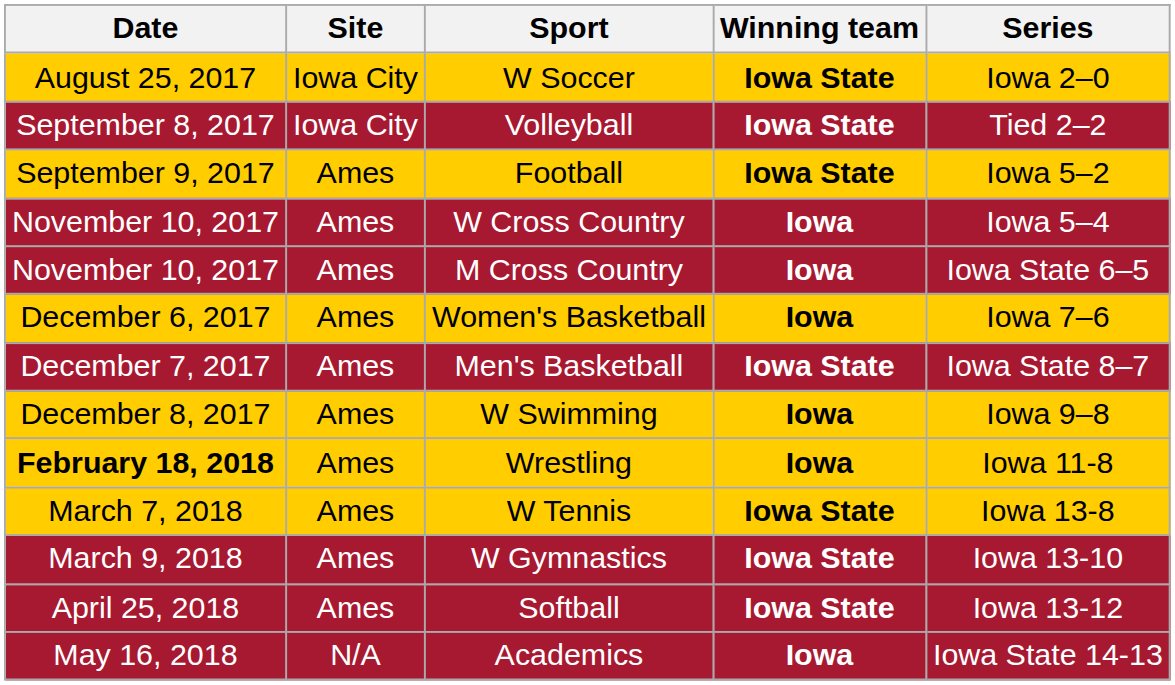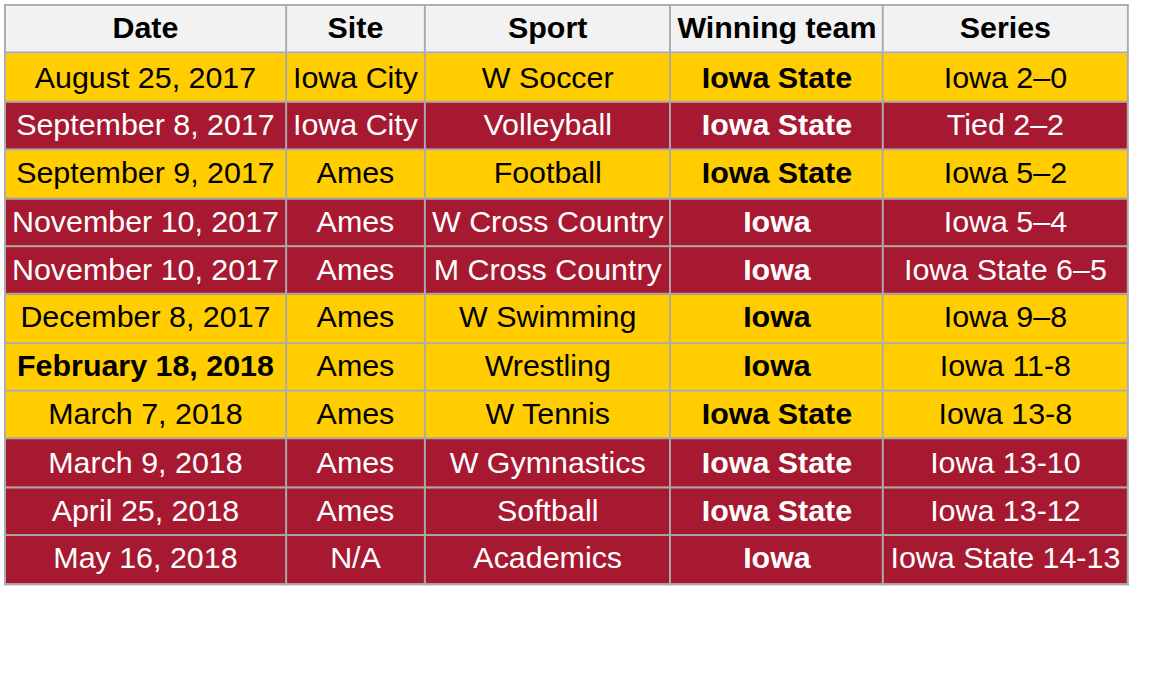- row: (569, 317)
- row: (569, 366)
